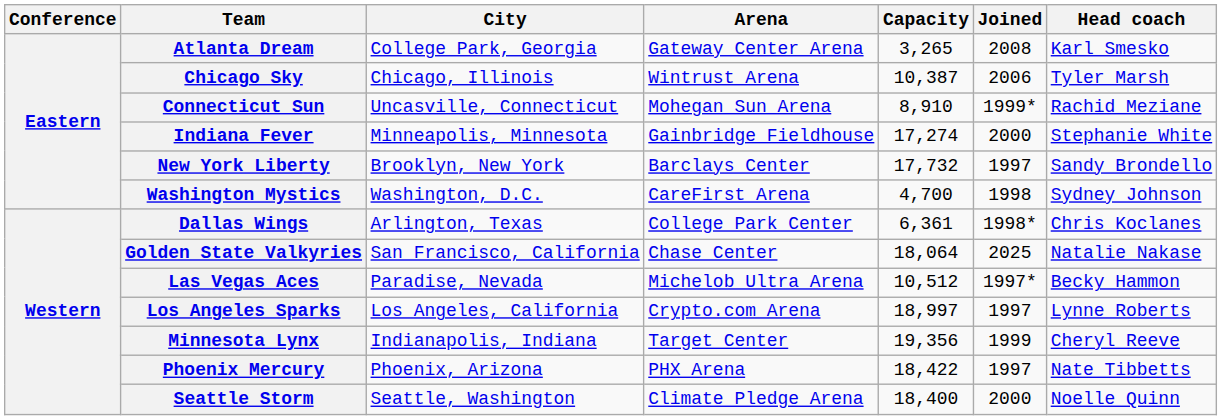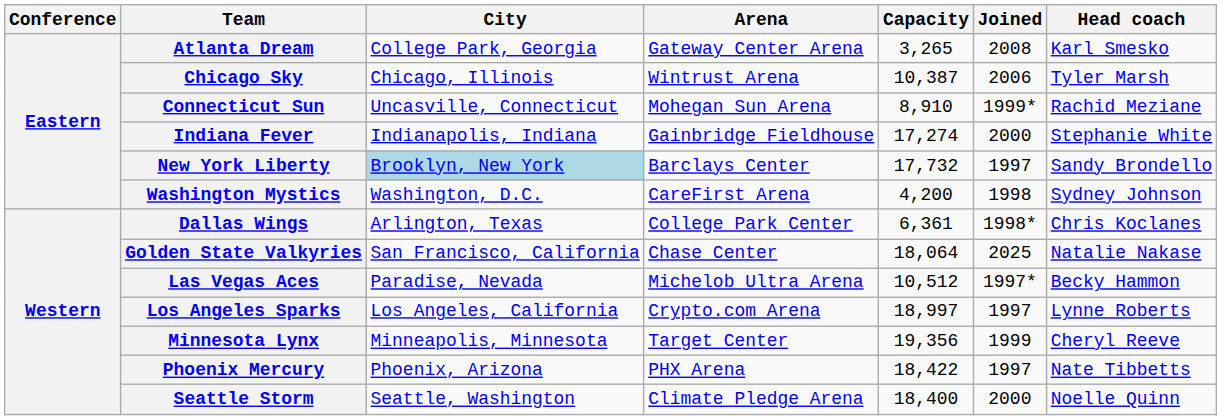(489, 136) Minneapolis, Minnesota -> (484, 136) Indianapolis, Indiana
(467, 166) no background -> (467, 166) lightblue background
(926, 195) 4,700 -> (926, 195) 4,200
(484, 341) Indianapolis, Indiana -> (489, 341) Minneapolis, Minnesota
